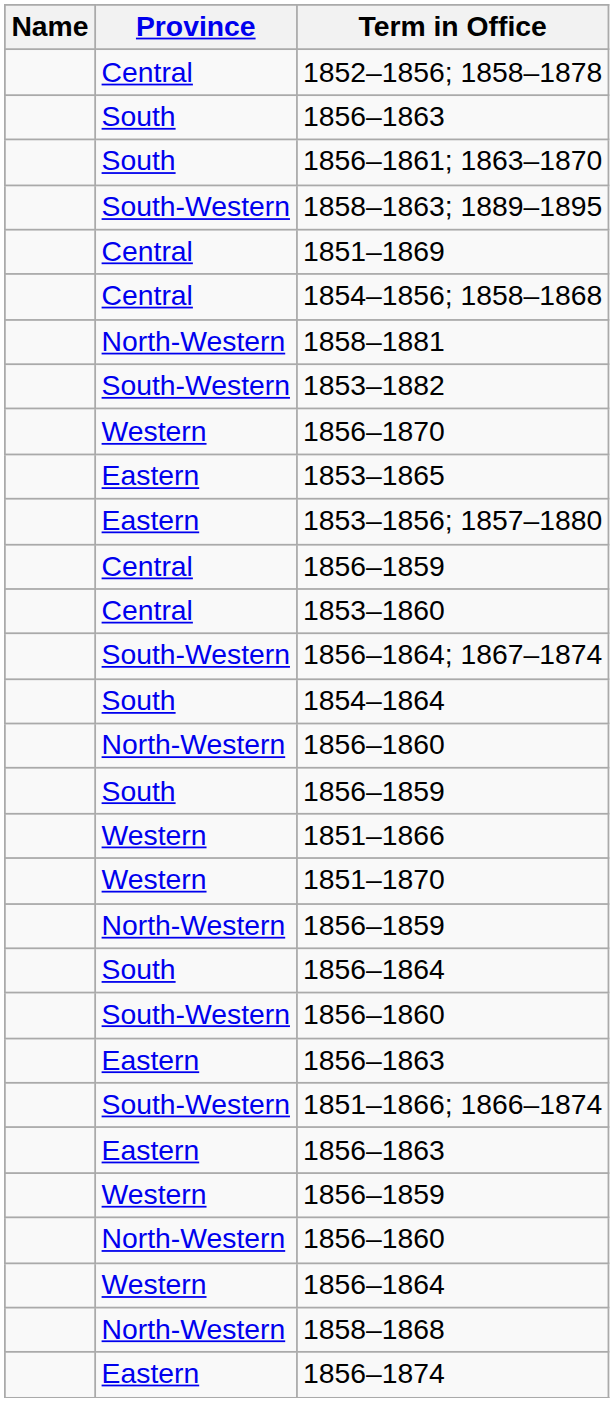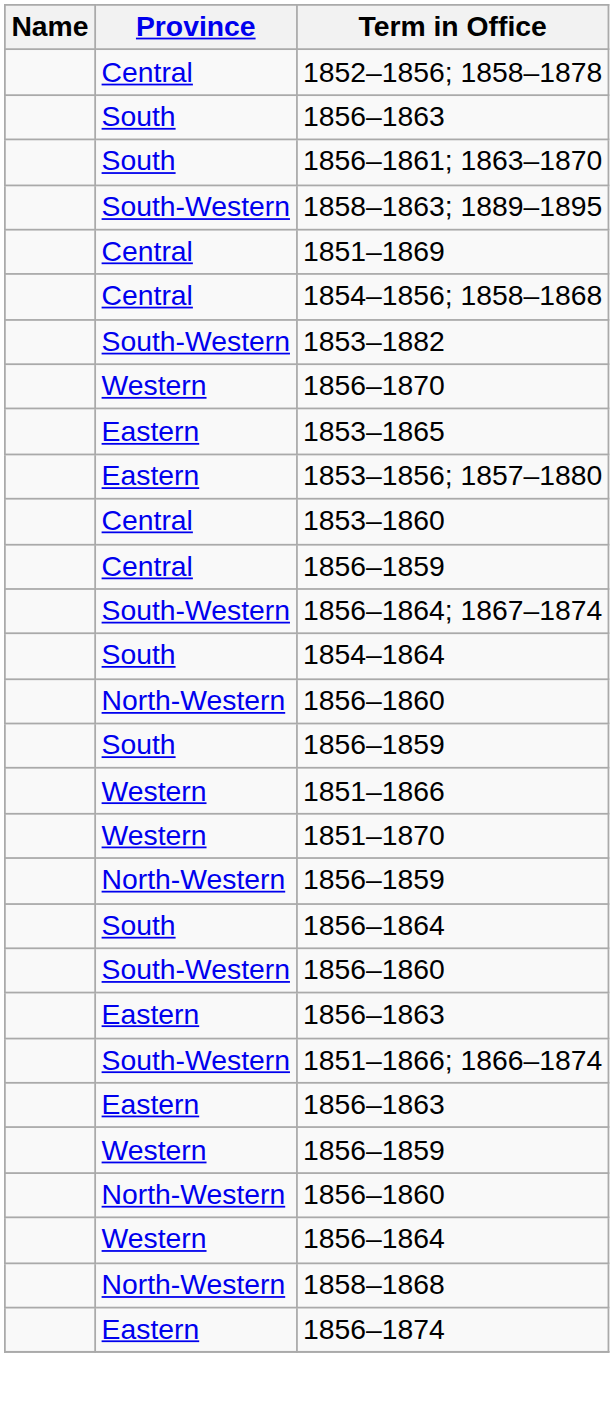- row: (193, 341)
rows swapped: (147, 610) <-> (147, 565)
